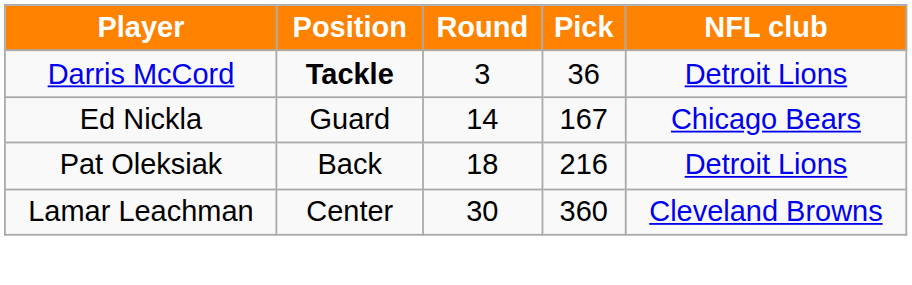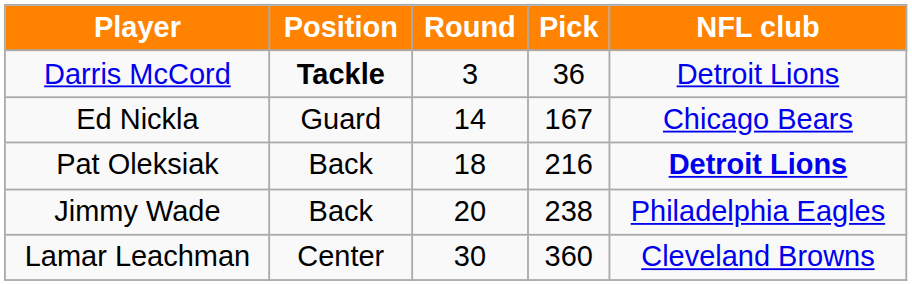(766, 165) normal -> (758, 165) bold
+ row: (137, 211)
